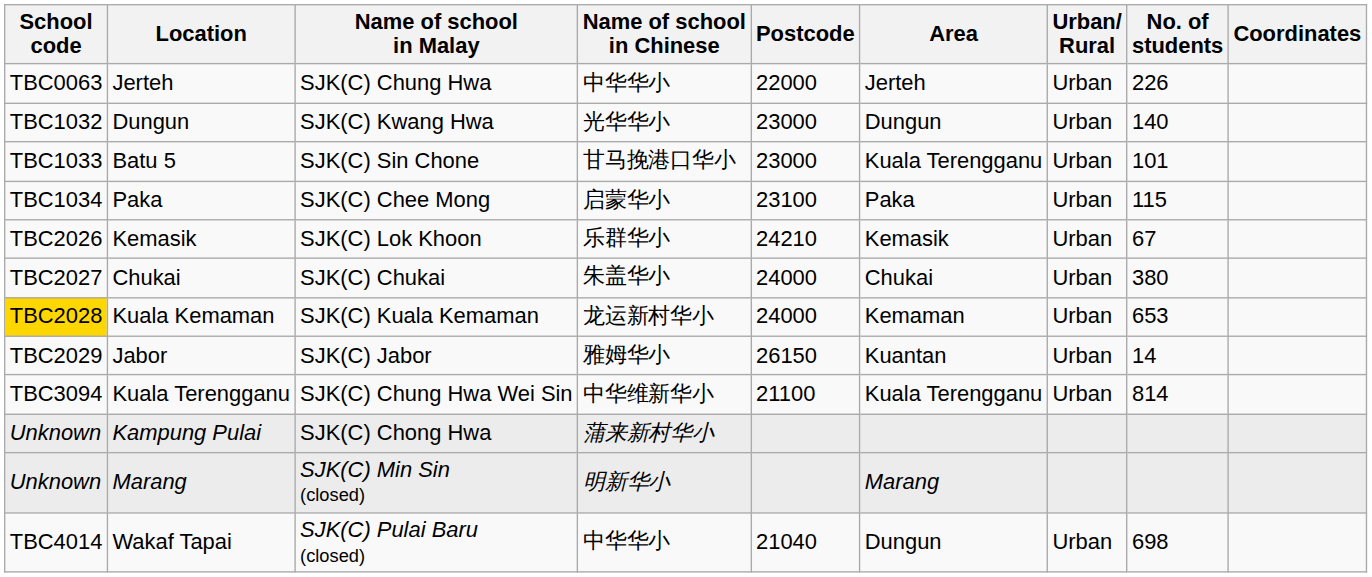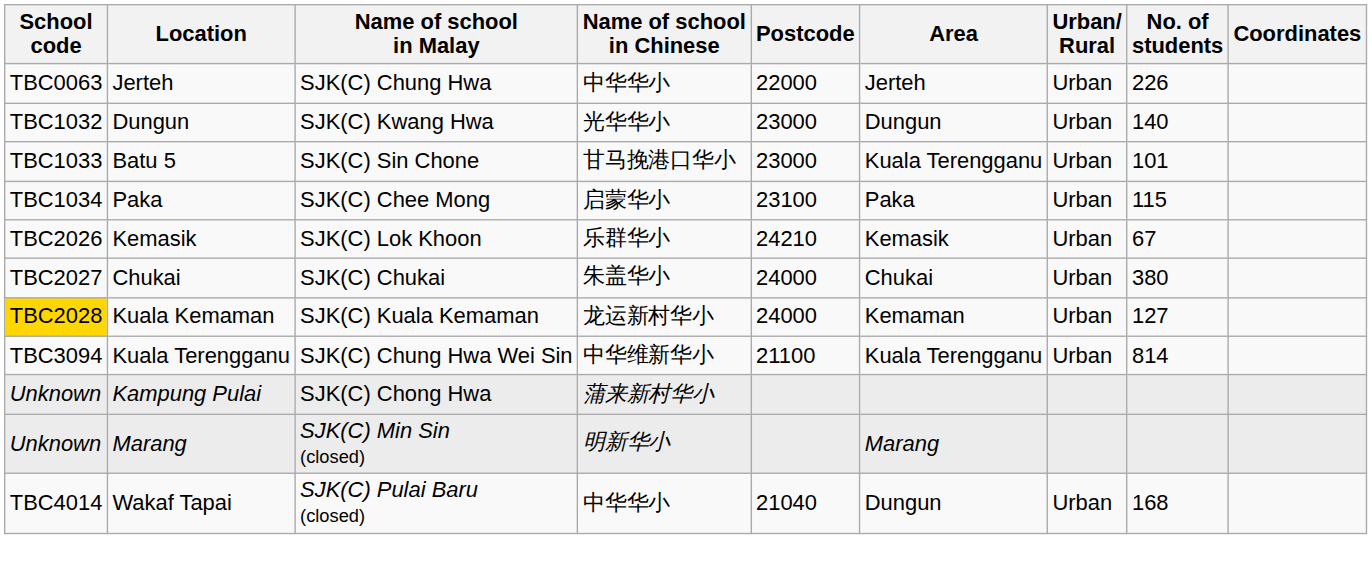(1150, 316) 653 -> (1150, 316) 127
- row: (140, 355)
(1150, 541) 698 -> (1150, 502) 168
